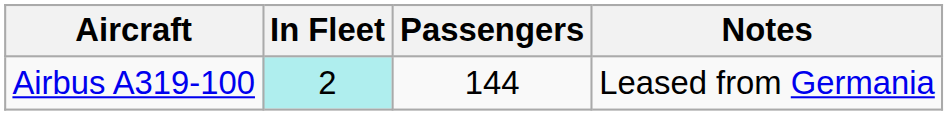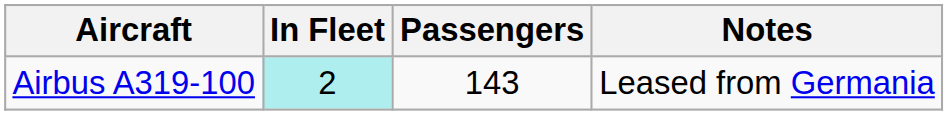(492, 82) 144 -> (492, 82) 143
